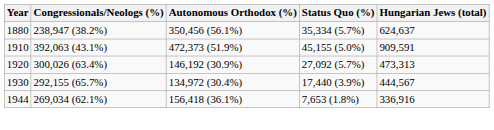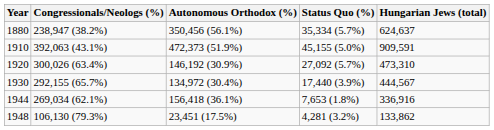(397, 64) 473,313 -> (397, 64) 473,310
+ row: (18, 116)
